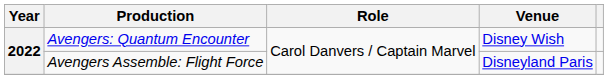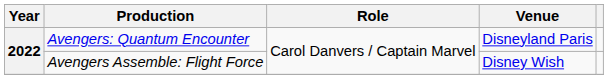(523, 39) Disney Wish -> (538, 39) Disneyland Paris
(538, 62) Disneyland Paris -> (523, 62) Disney Wish
